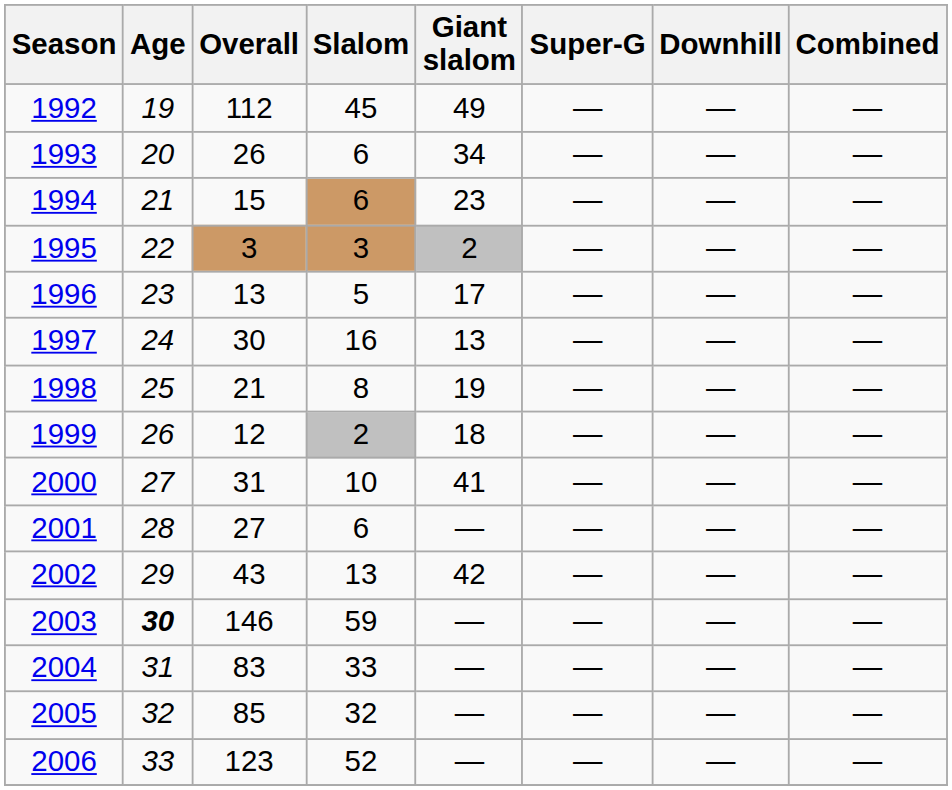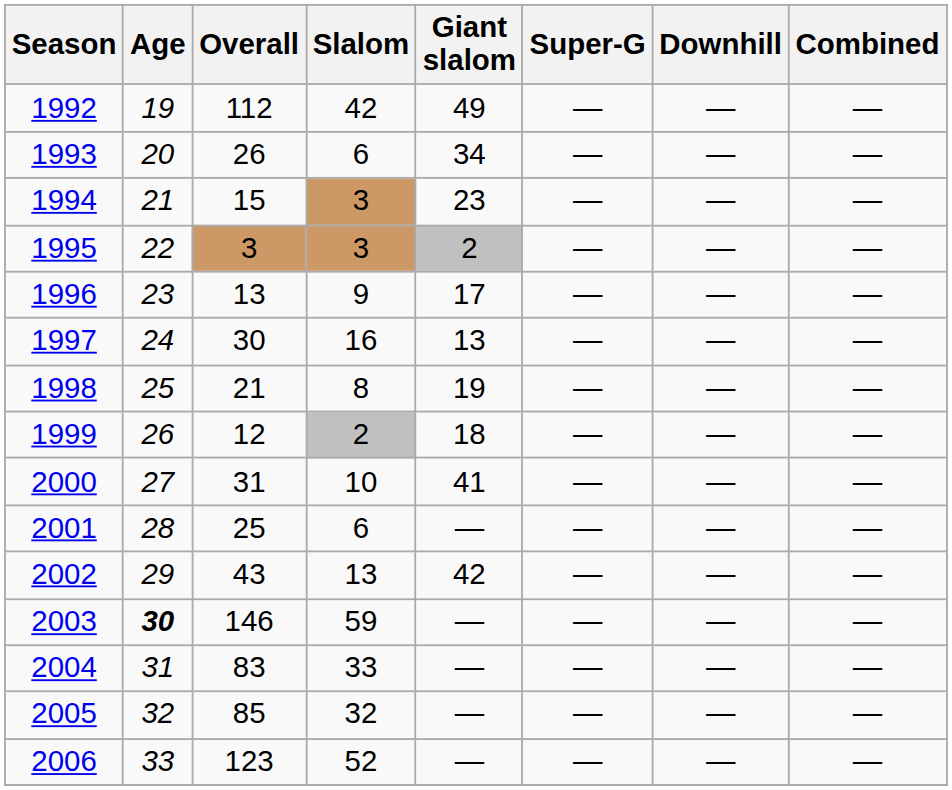(361, 107) 45 -> (361, 107) 42
(361, 201) 6 -> (361, 201) 3
(361, 294) 5 -> (361, 294) 9
(249, 527) 27 -> (249, 527) 25
